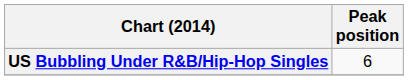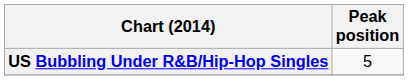(368, 61) 6 -> (368, 61) 5
